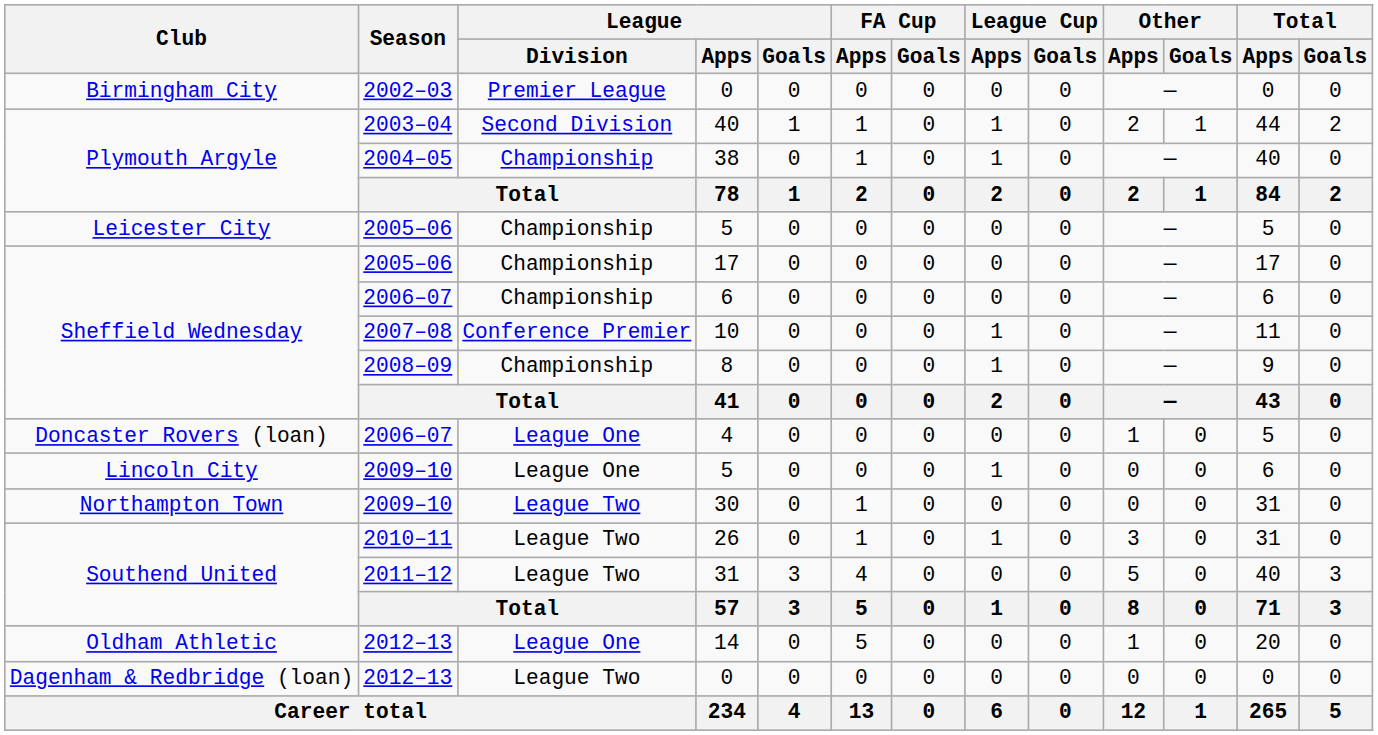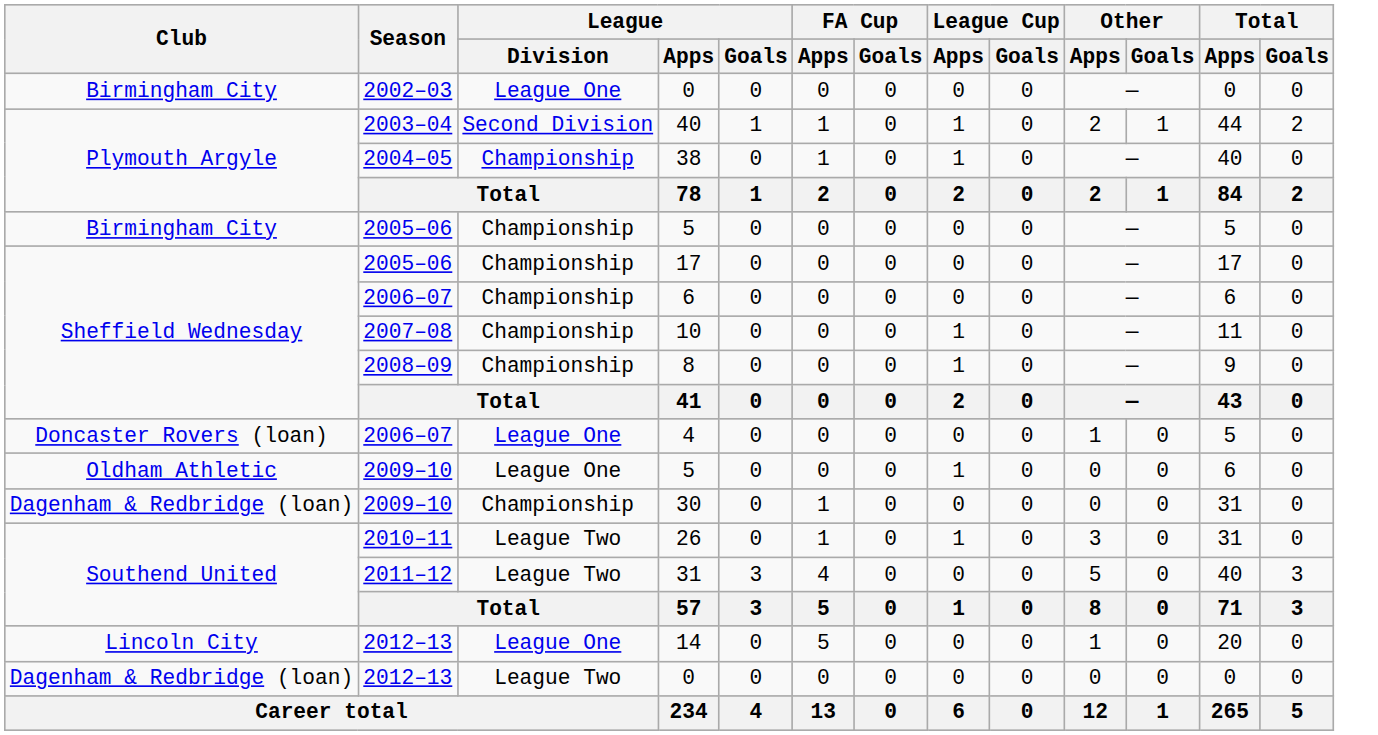(577, 91) Premier League -> (558, 91) League One
(182, 229) Leicester City -> (182, 229) Birmingham City
(577, 333) Conference Premier -> (558, 333) Championship
(182, 471) Lincoln City -> (182, 471) Oldham Athletic
(182, 506) Northampton Town -> (182, 506) Dagenham & Redbridge (loan)
(577, 506) League Two -> (558, 506) Championship
(182, 644) Oldham Athletic -> (182, 644) Lincoln City
